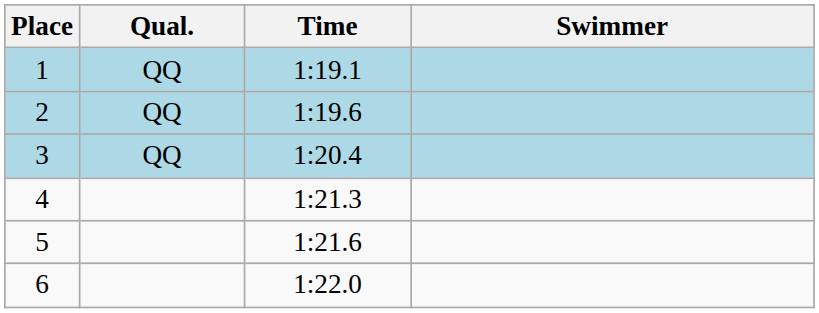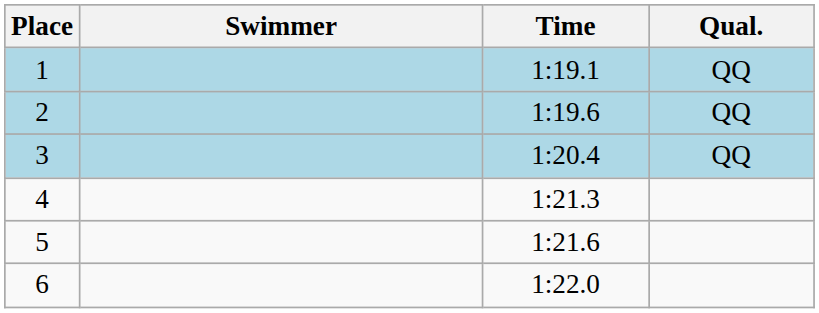columns swapped: (612, 26) <-> (162, 26)
